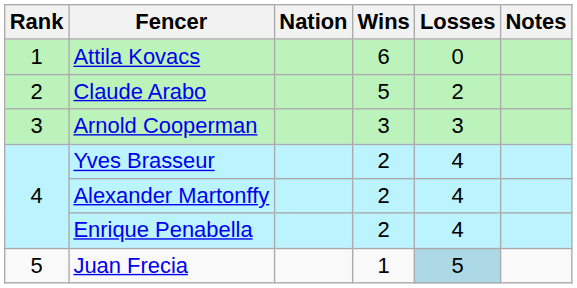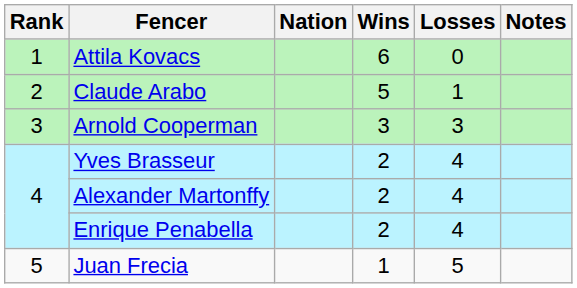(458, 91) 2 -> (458, 91) 1
(458, 265) lightblue background -> (458, 265) no background
